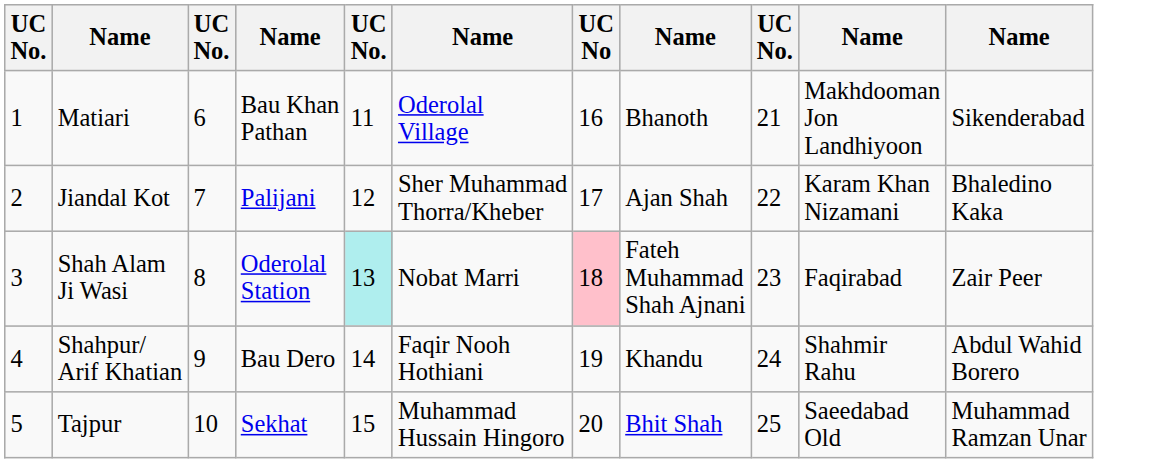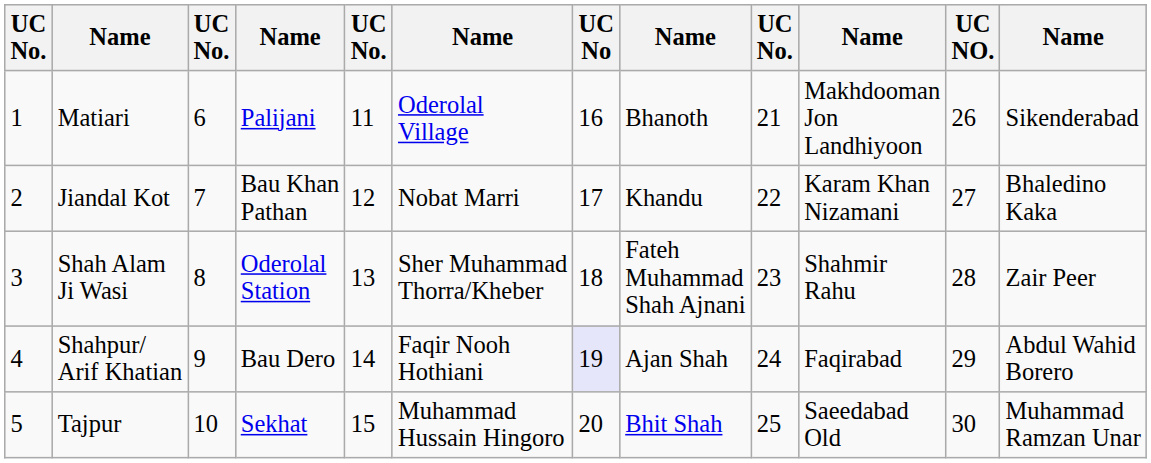+ column: (973, 37)
(290, 117) Bau Khan Pathan -> (278, 117) Palijani
(278, 197) Palijani -> (290, 197) Bau Khan Pathan
(483, 197) Sher Muhammad Thorra/Kheber -> (459, 197) Nobat Marri
(677, 197) Ajan Shah -> (664, 197) Khandu
(363, 278) paleturquoise background -> (363, 278) no background
(459, 278) Nobat Marri -> (483, 278) Sher Muhammad Thorra/Kheber
(591, 278) pink background -> (591, 278) no background
(853, 278) Faqirabad -> (846, 278) Shahmir Rahu
(591, 358) no background -> (591, 358) lavender background
(664, 358) Khandu -> (677, 358) Ajan Shah
(846, 358) Shahmir Rahu -> (853, 358) Faqirabad
